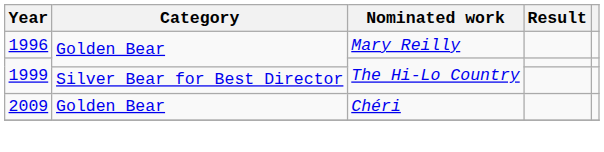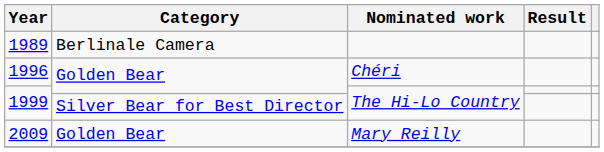+ row: (28, 45)
(406, 45) Mary Reilly -> (376, 72) Chéri
(376, 107) Chéri -> (406, 134) Mary Reilly
